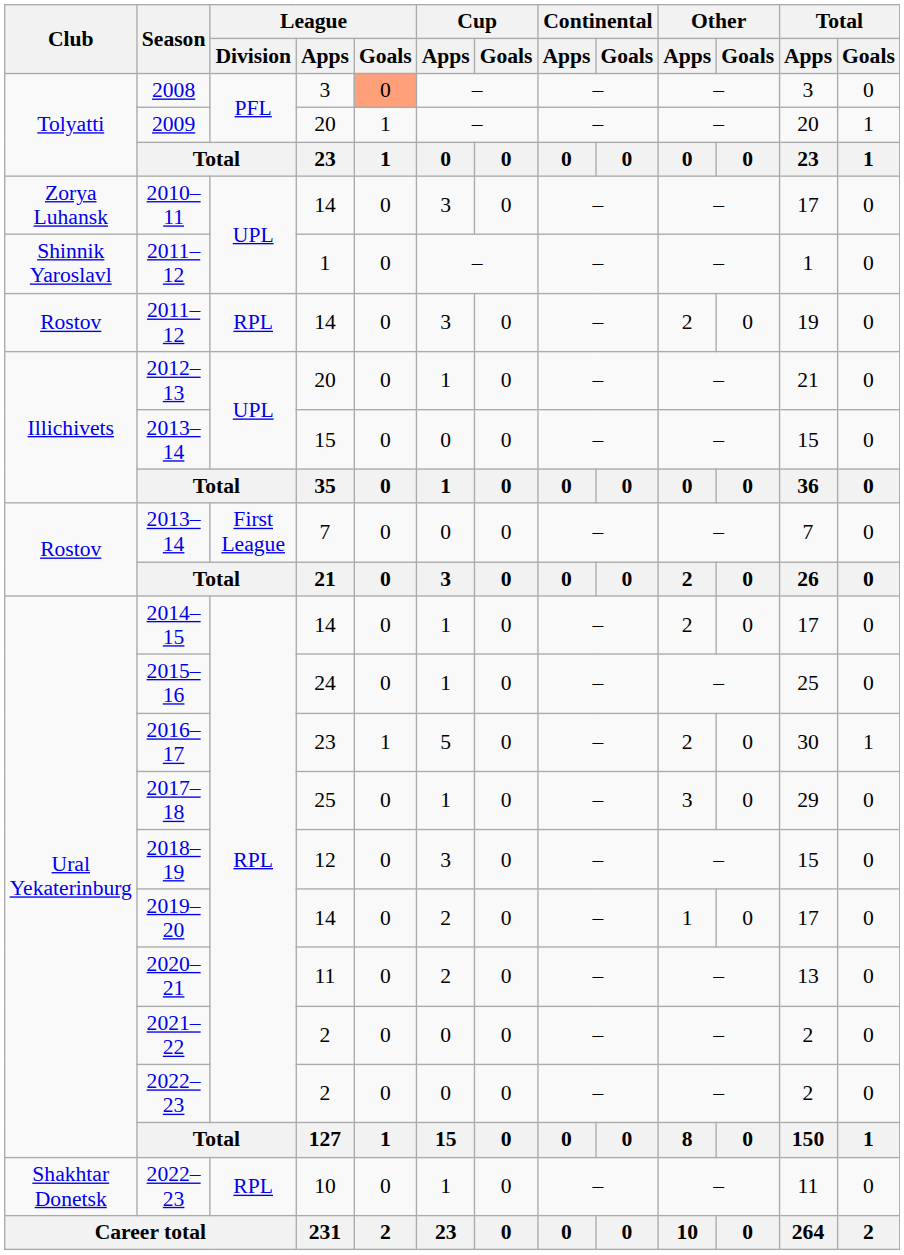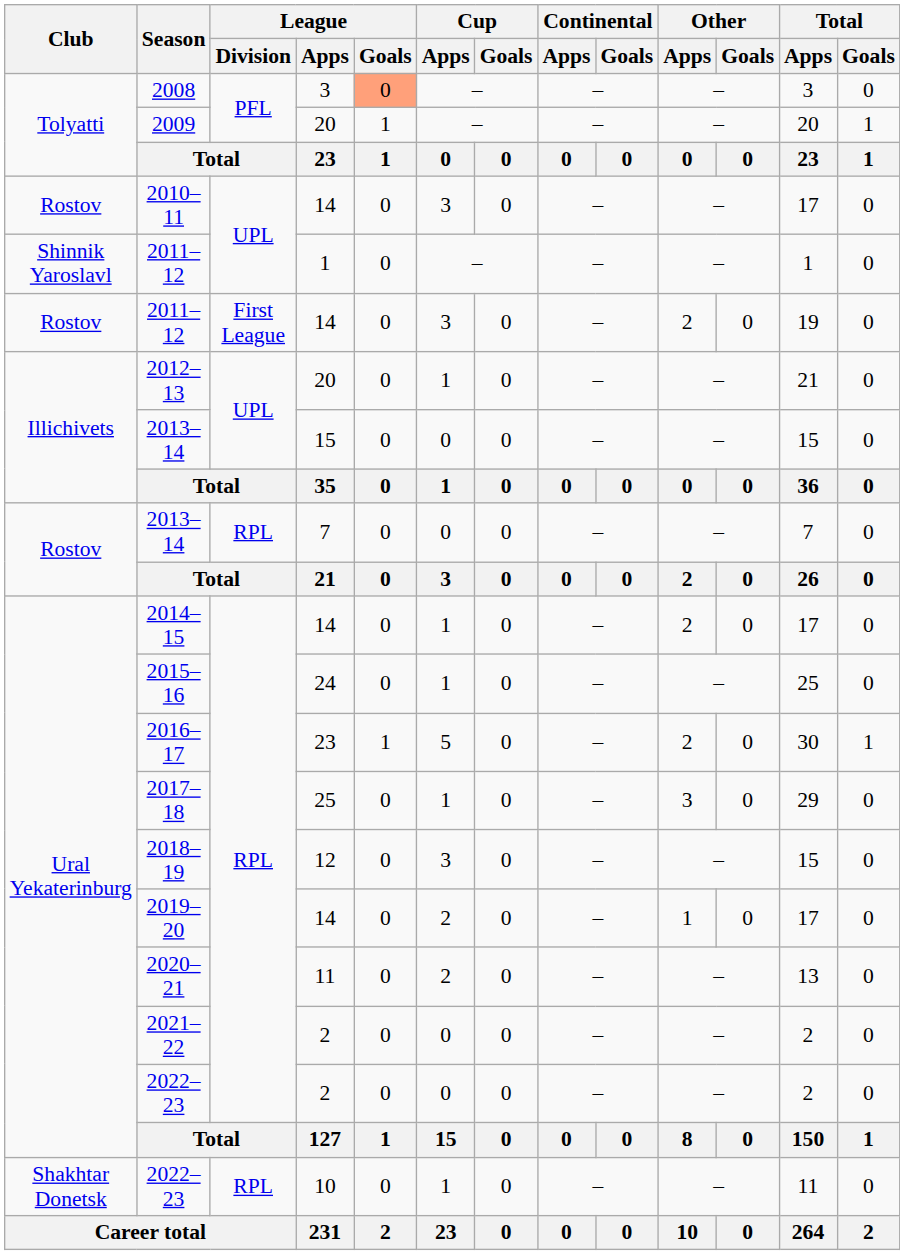(71, 205) Zorya Luhansk -> (71, 205) Rostov
(253, 322) RPL -> (253, 322) First League
(253, 532) First League -> (253, 532) RPL
